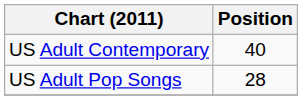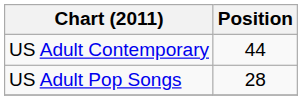(255, 49) 40 -> (255, 49) 44
